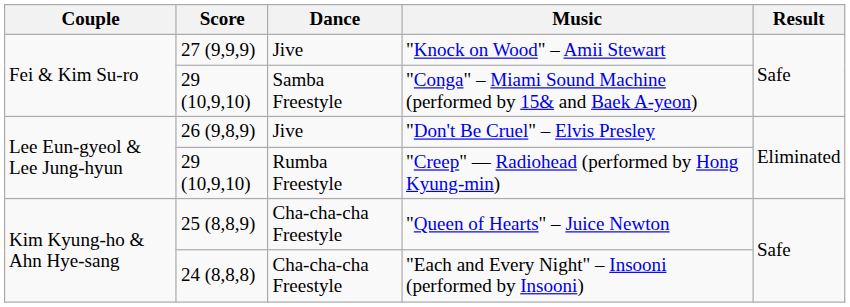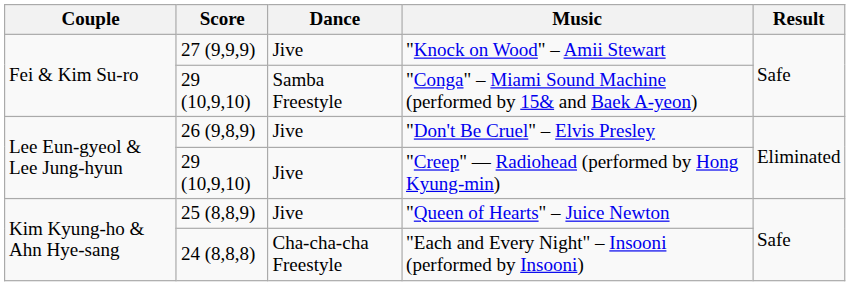(307, 172) Rumba Freestyle -> (288, 172) Jive
(321, 224) Cha-cha-cha Freestyle -> (288, 213) Jive
